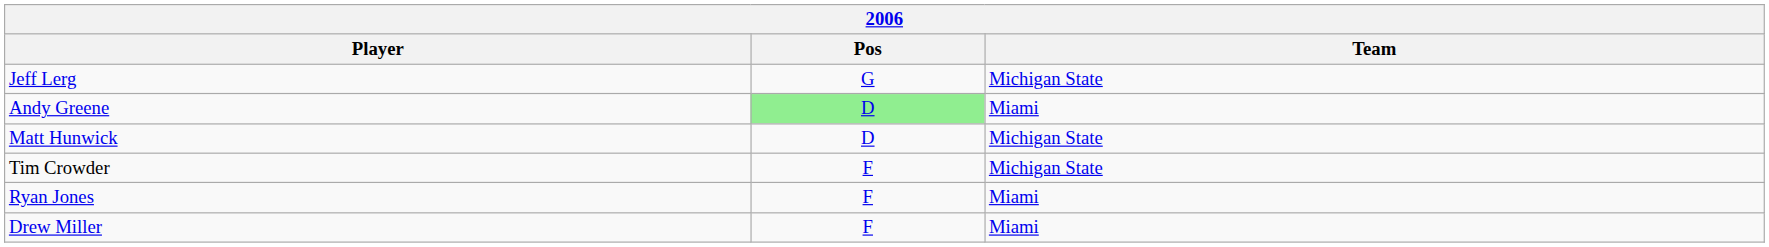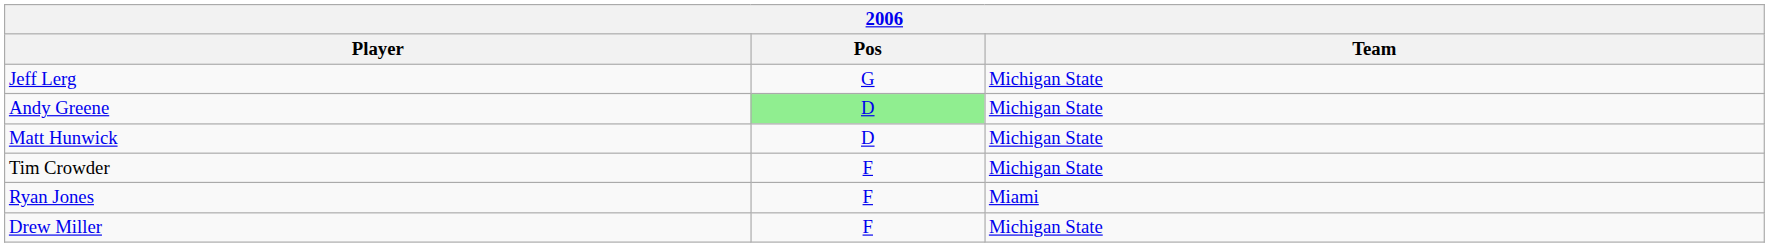(1014, 108) Miami -> (1046, 108) Michigan State
(1014, 227) Miami -> (1046, 227) Michigan State
